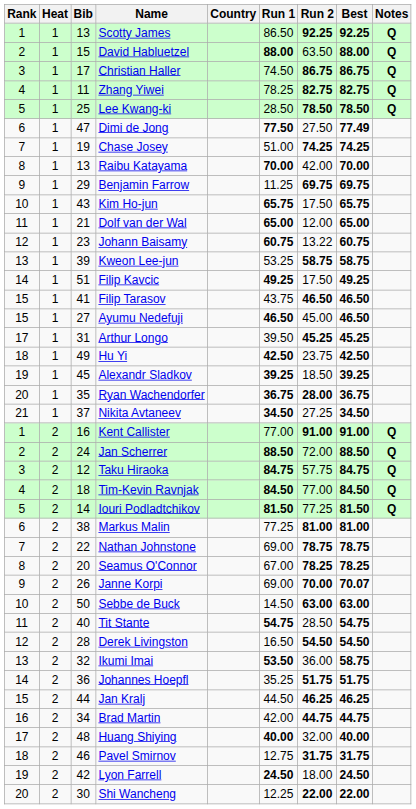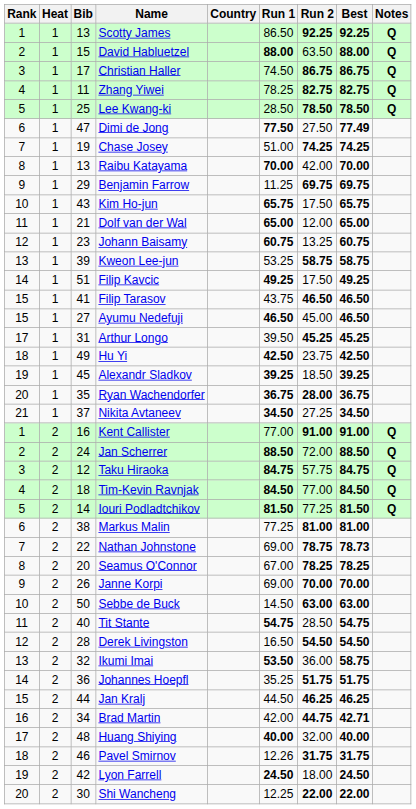(317, 242) 13.22 -> (317, 242) 13.25
(355, 546) 78.75 -> (355, 546) 78.73
(355, 584) 70.07 -> (355, 584) 70.00
(355, 718) 44.75 -> (355, 718) 42.71
(278, 756) 12.75 -> (278, 756) 12.26
